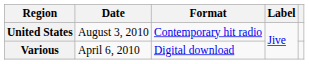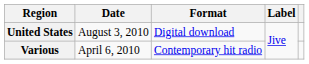(208, 31) Contemporary hit radio -> (194, 31) Digital download
(194, 50) Digital download -> (208, 50) Contemporary hit radio
